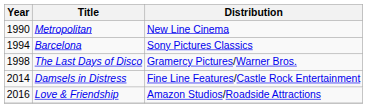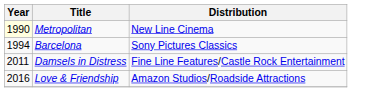(18, 29) no background -> (18, 29) lightyellow background
- row: (88, 62)
(18, 78) 2014 -> (18, 62) 2011
